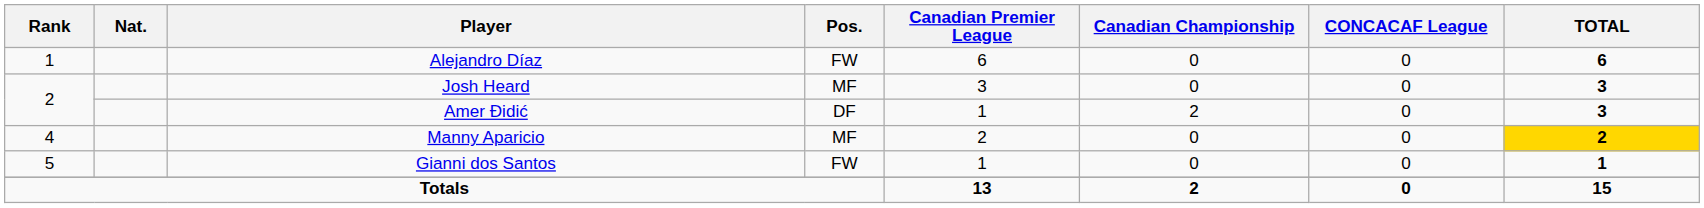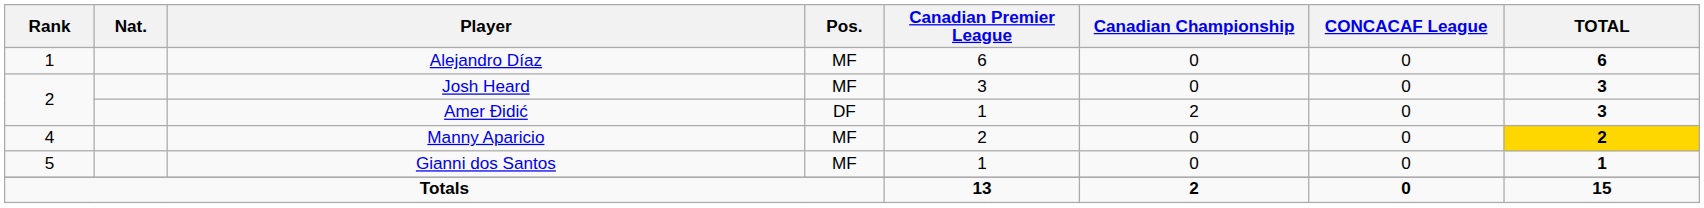(844, 60) FW -> (844, 60) MF
(844, 163) FW -> (844, 163) MF
